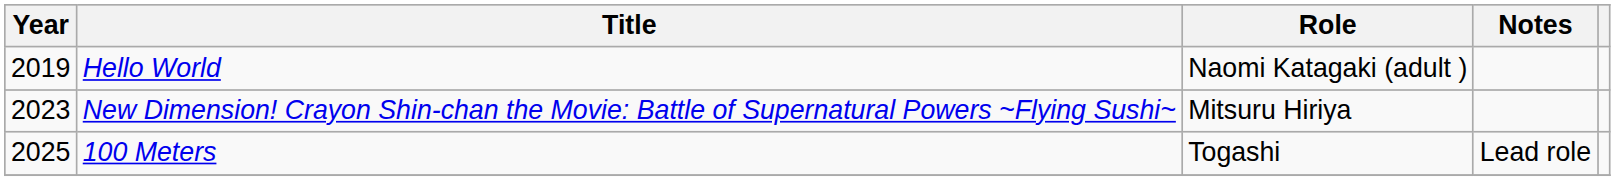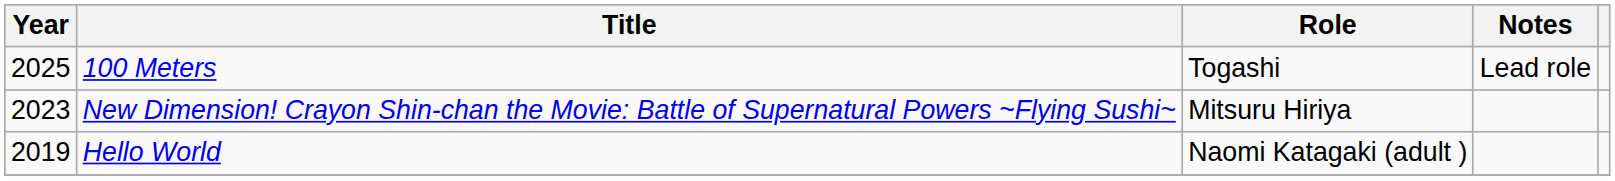rows swapped: (152, 68) <-> (150, 152)
